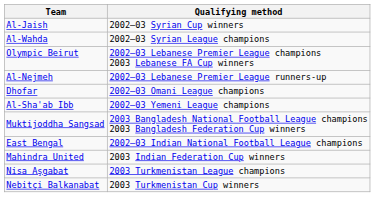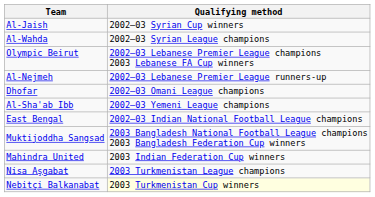rows swapped: (55, 124) <-> (35, 143)
(184, 185) no background -> (184, 185) lightyellow background
